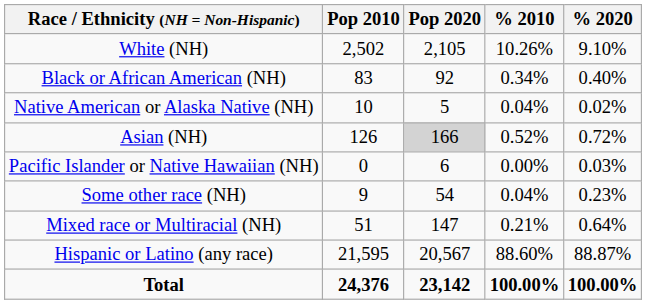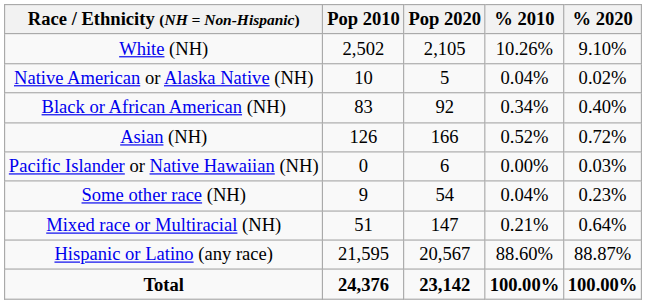rows swapped: (164, 78) <-> (164, 107)
(445, 136) lightgrey background -> (445, 136) no background
